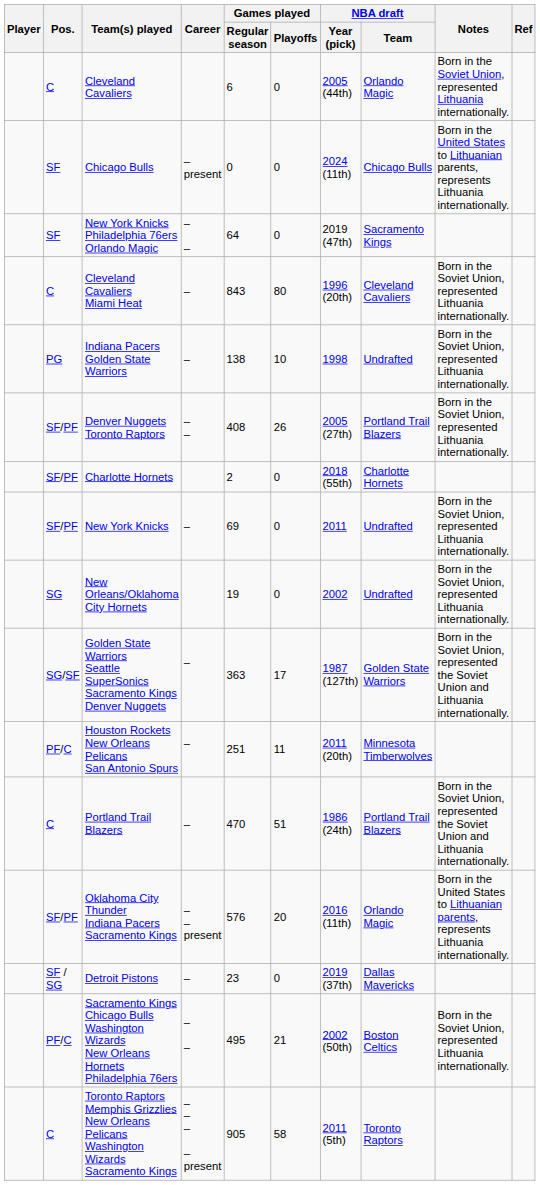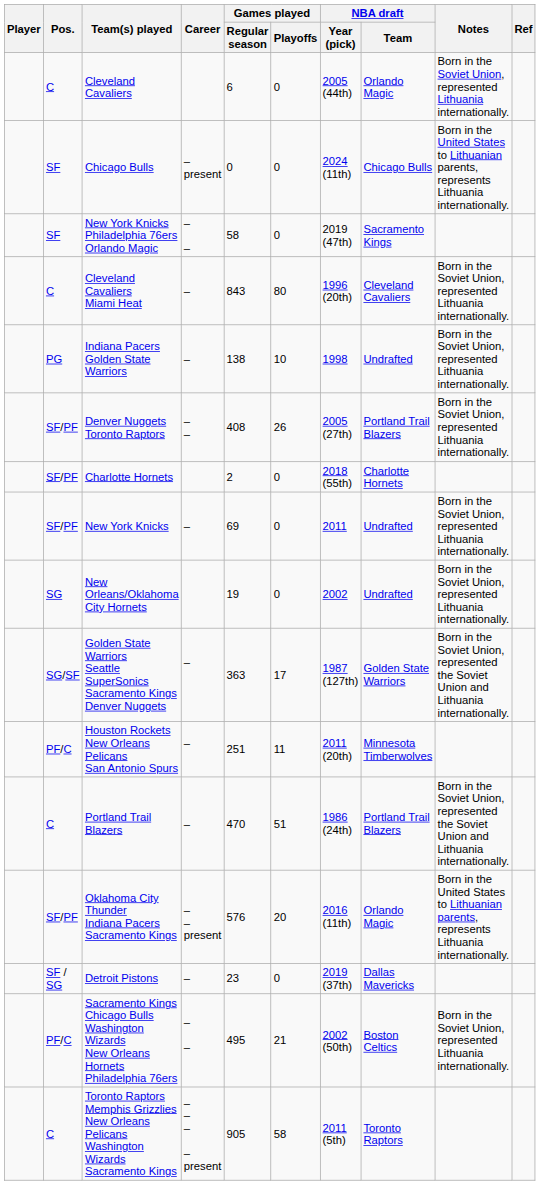(233, 236) 64 -> (233, 236) 58
